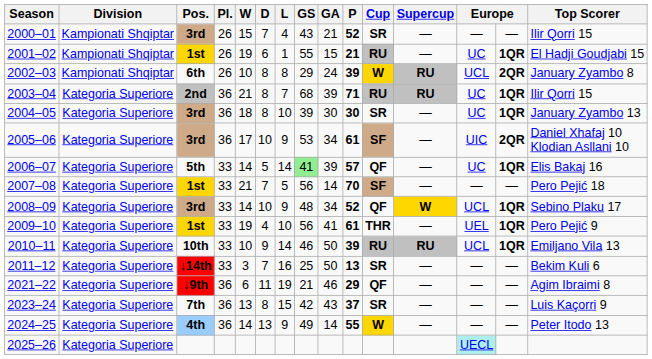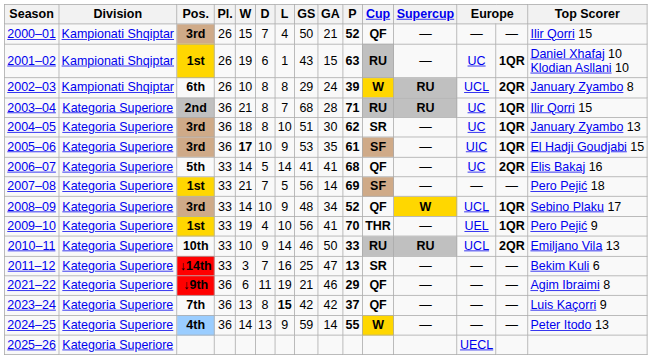(306, 34) 43 -> (306, 34) 50
(378, 34) SR -> (378, 34) QF
(306, 53) 55 -> (306, 61) 43
(353, 53) 21 -> (353, 61) 63
(587, 53) El Hadji Goudjabi 15 -> (580, 61) Daniel Xhafaj 10 Klodian Asllani 10
(330, 93) 39 -> (330, 107) 28
(306, 113) 39 -> (306, 127) 51
(353, 113) 30 -> (353, 127) 62
(245, 140) normal -> (245, 147) bold
(330, 140) 34 -> (330, 147) 35
(512, 140) 2QR -> (512, 147) 1QR
(580, 140) Daniel Xhafaj 10 Klodian Asllani 10 -> (587, 147) El Hadji Goudjabi 15
(306, 166) lightgreen background -> (306, 166) no background
(330, 166) 39 -> (330, 166) 41
(353, 166) 57 -> (353, 166) 68
(512, 166) 1QR -> (512, 166) 2QR
(353, 186) 70 -> (353, 186) 69
(353, 226) 61 -> (353, 226) 70
(353, 246) 39 -> (353, 246) 33
(512, 246) 1QR -> (512, 246) 2QR
(330, 265) 50 -> (330, 265) 47
(285, 305) normal -> (285, 305) bold
(330, 305) 43 -> (330, 305) 42
(378, 305) SR -> (378, 305) QF
(306, 325) 49 -> (306, 325) 59
(477, 345) paleturquoise background -> (477, 345) no background
